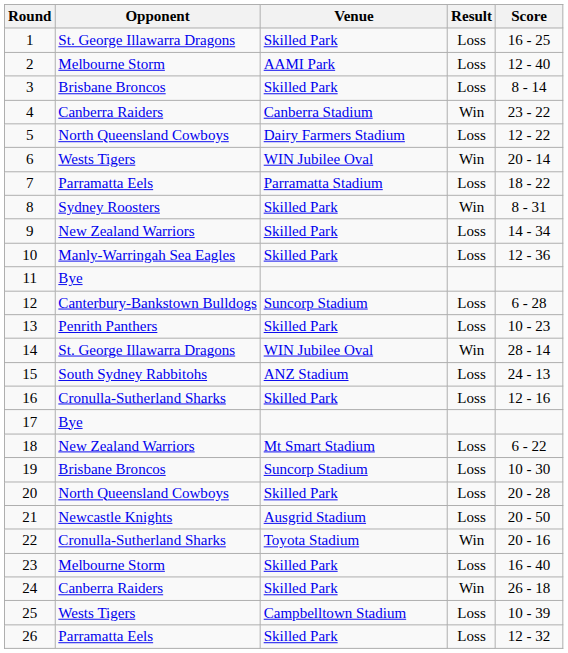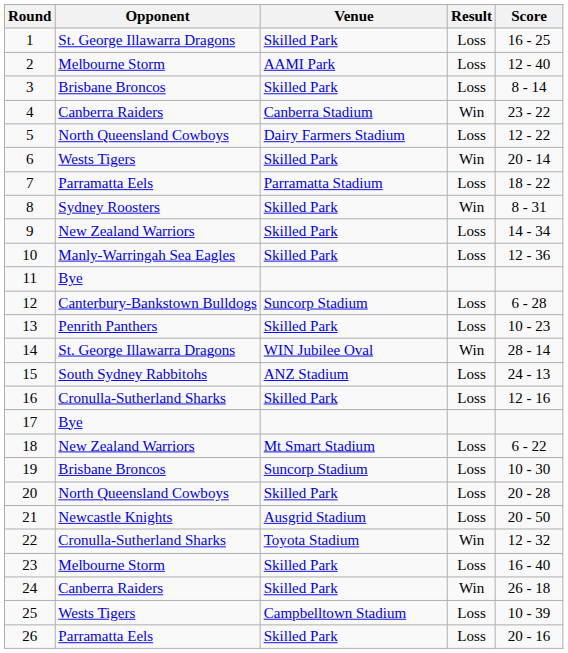(318, 159) WIN Jubilee Oval -> (301, 159) Skilled Park
(529, 541) 20 - 16 -> (529, 541) 12 - 32
(529, 636) 12 - 32 -> (529, 636) 20 - 16
